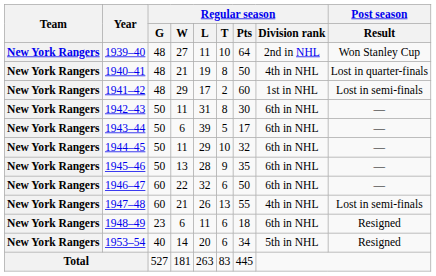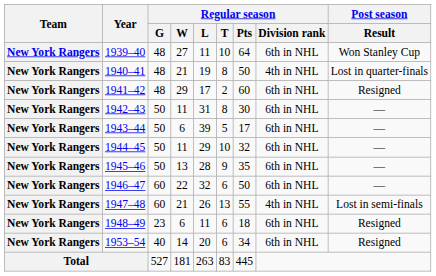(292, 52) 2nd in NHL -> (292, 52) 6th in NHL
(292, 90) 1st in NHL -> (292, 90) 6th in NHL
(379, 90) Lost in semi-finals -> (379, 90) Resigned
(292, 242) 5th in NHL -> (292, 242) 6th in NHL
